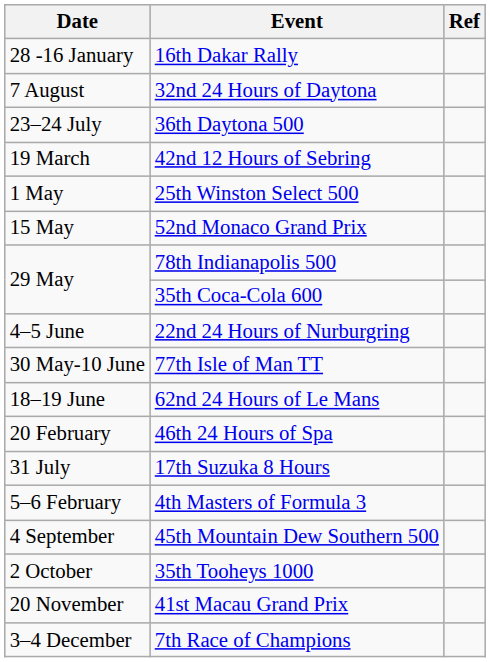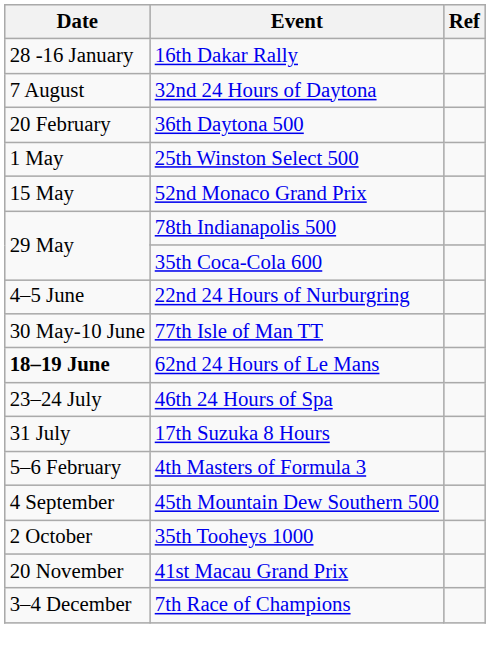(56, 124) 23–24 July -> (60, 124) 20 February
- row: (263, 158)
(57, 398) normal -> (60, 364) bold
(60, 433) 20 February -> (56, 398) 23–24 July
